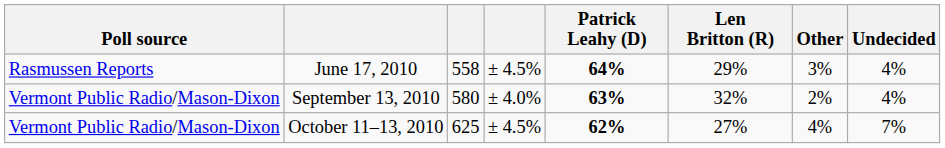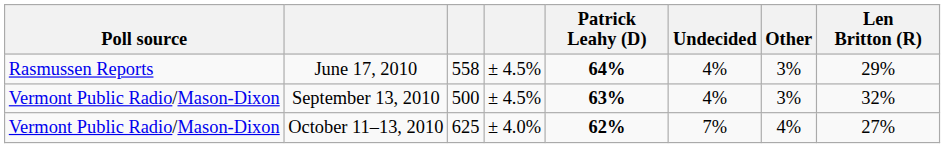columns swapped: (730, 29) <-> (894, 39)
(466, 98) 580 -> (466, 98) 500
(514, 98) ± 4.0% -> (514, 98) ± 4.5%
(820, 98) 2% -> (789, 98) 3%
(514, 127) ± 4.5% -> (514, 127) ± 4.0%
